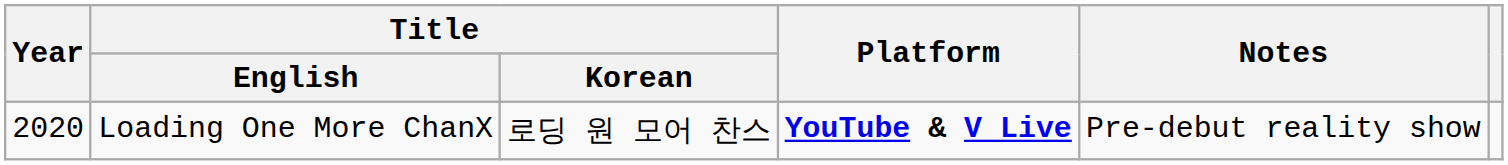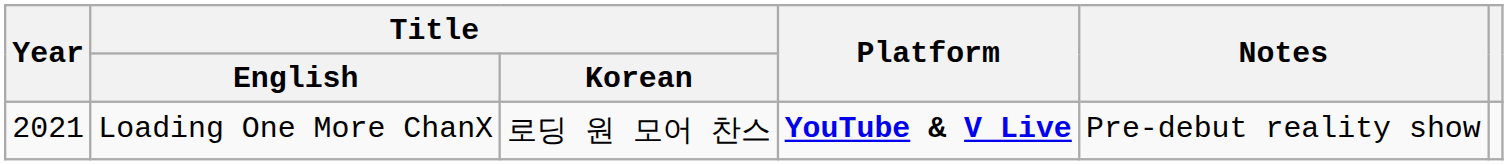(48, 130) 2020 -> (48, 130) 2021
